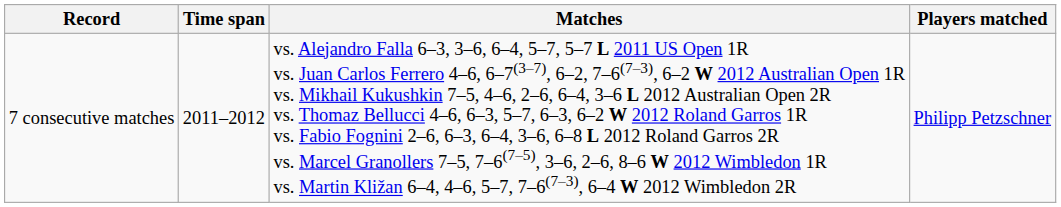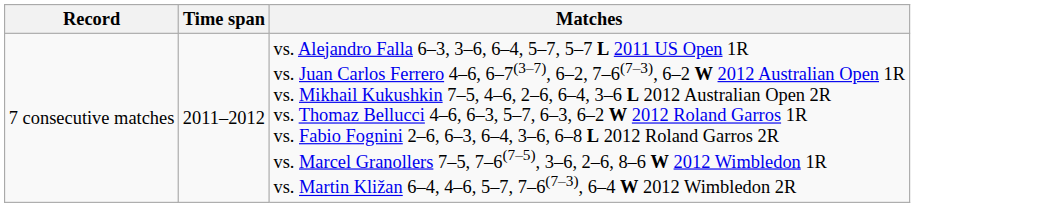- column: (982, 19)
